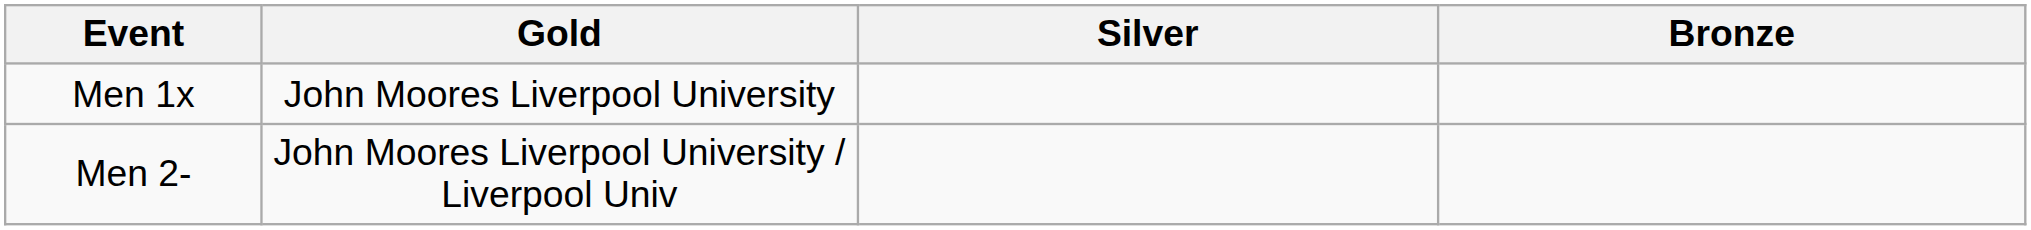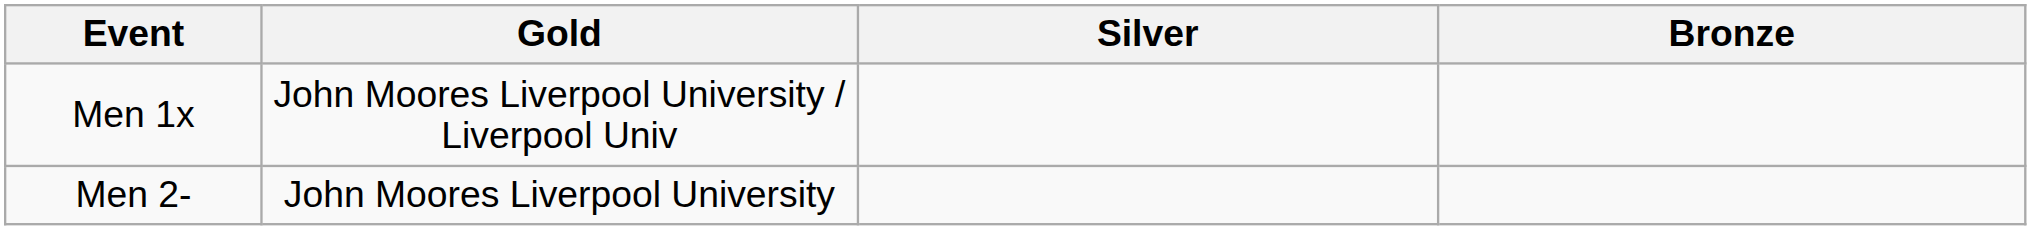(559, 93) John Moores Liverpool University -> (559, 114) John Moores Liverpool University / Liverpool Univ
(559, 173) John Moores Liverpool University / Liverpool Univ -> (559, 194) John Moores Liverpool University
